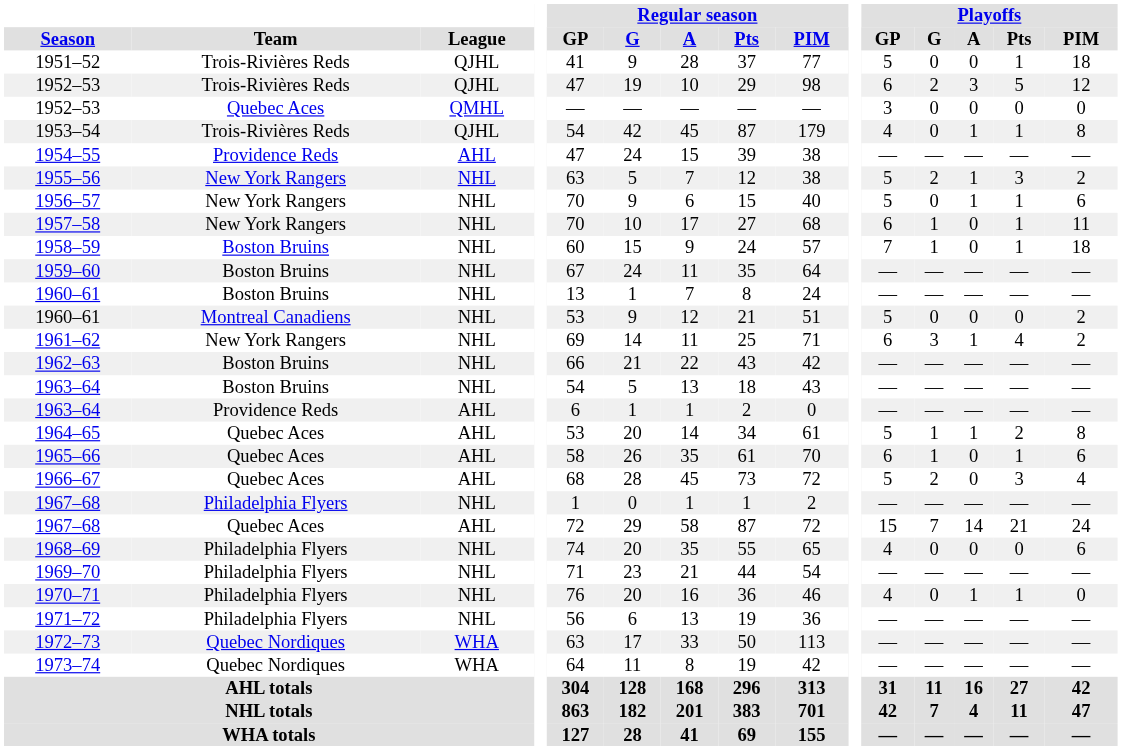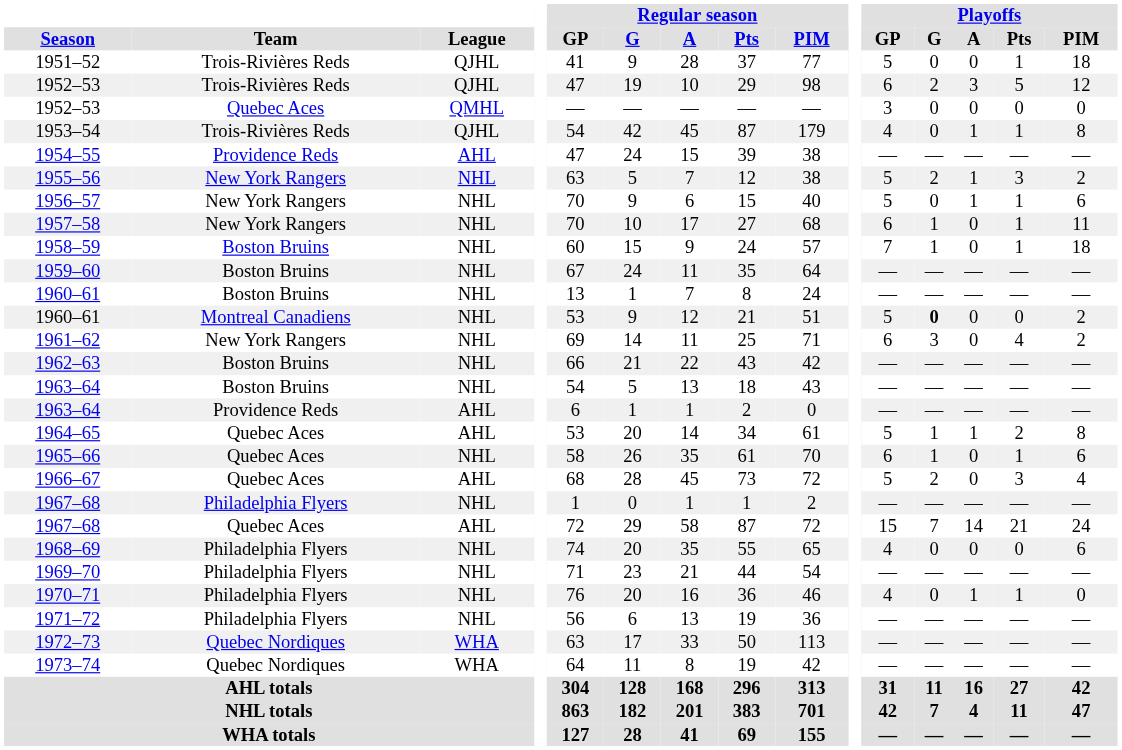(934, 317) normal -> (934, 317) bold
(974, 340) 1 -> (974, 340) 0
(477, 456) AHL -> (477, 456) NHL
